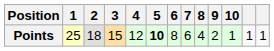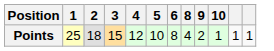- column: (188, 14)
(157, 35) bold -> (157, 35) normal
